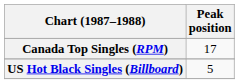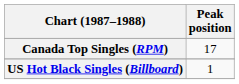(210, 68) 5 -> (210, 68) 1
